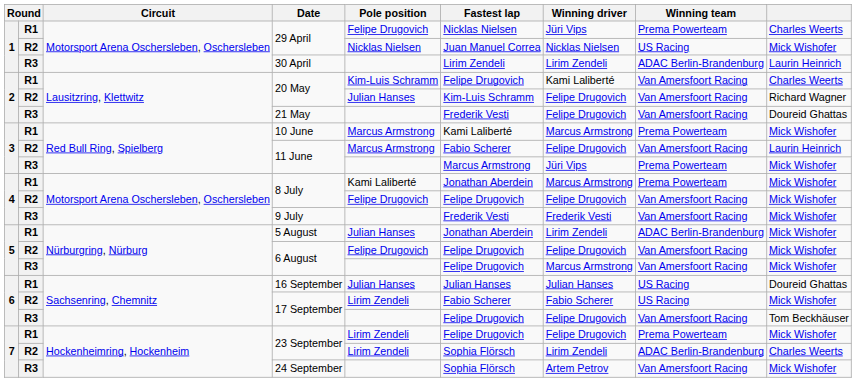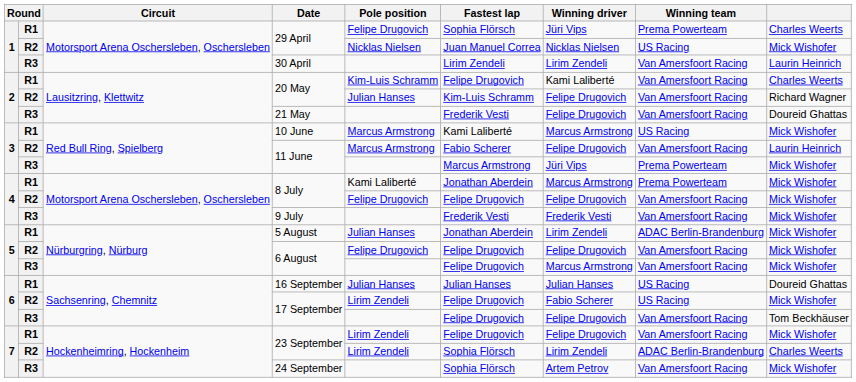(480, 29) Nicklas Nielsen -> (479, 29) Sophia Flörsch
(701, 63) ADAC Berlin-Brandenburg -> (693, 63) Van Amersfoort Racing
(682, 131) Prema Powerteam -> (664, 131) US Racing
(477, 300) Fabio Scherer -> (484, 300) Felipe Drugovich
(682, 334) Prema Powerteam -> (693, 334) Van Amersfoort Racing
